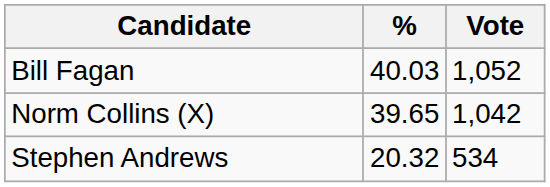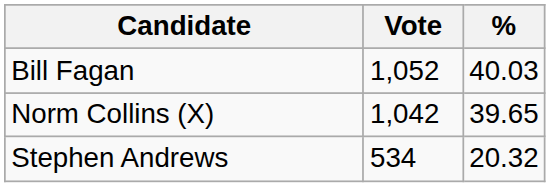columns swapped: (495, 26) <-> (405, 26)
